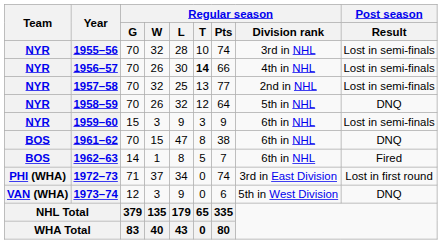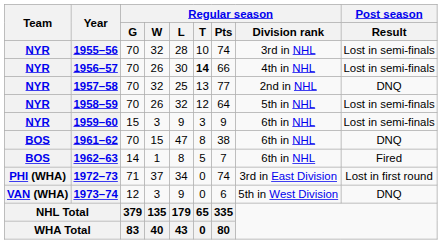(389, 86) Lost in semi-finals -> (389, 86) DNQ
(389, 104) DNQ -> (389, 104) Lost in semi-finals
